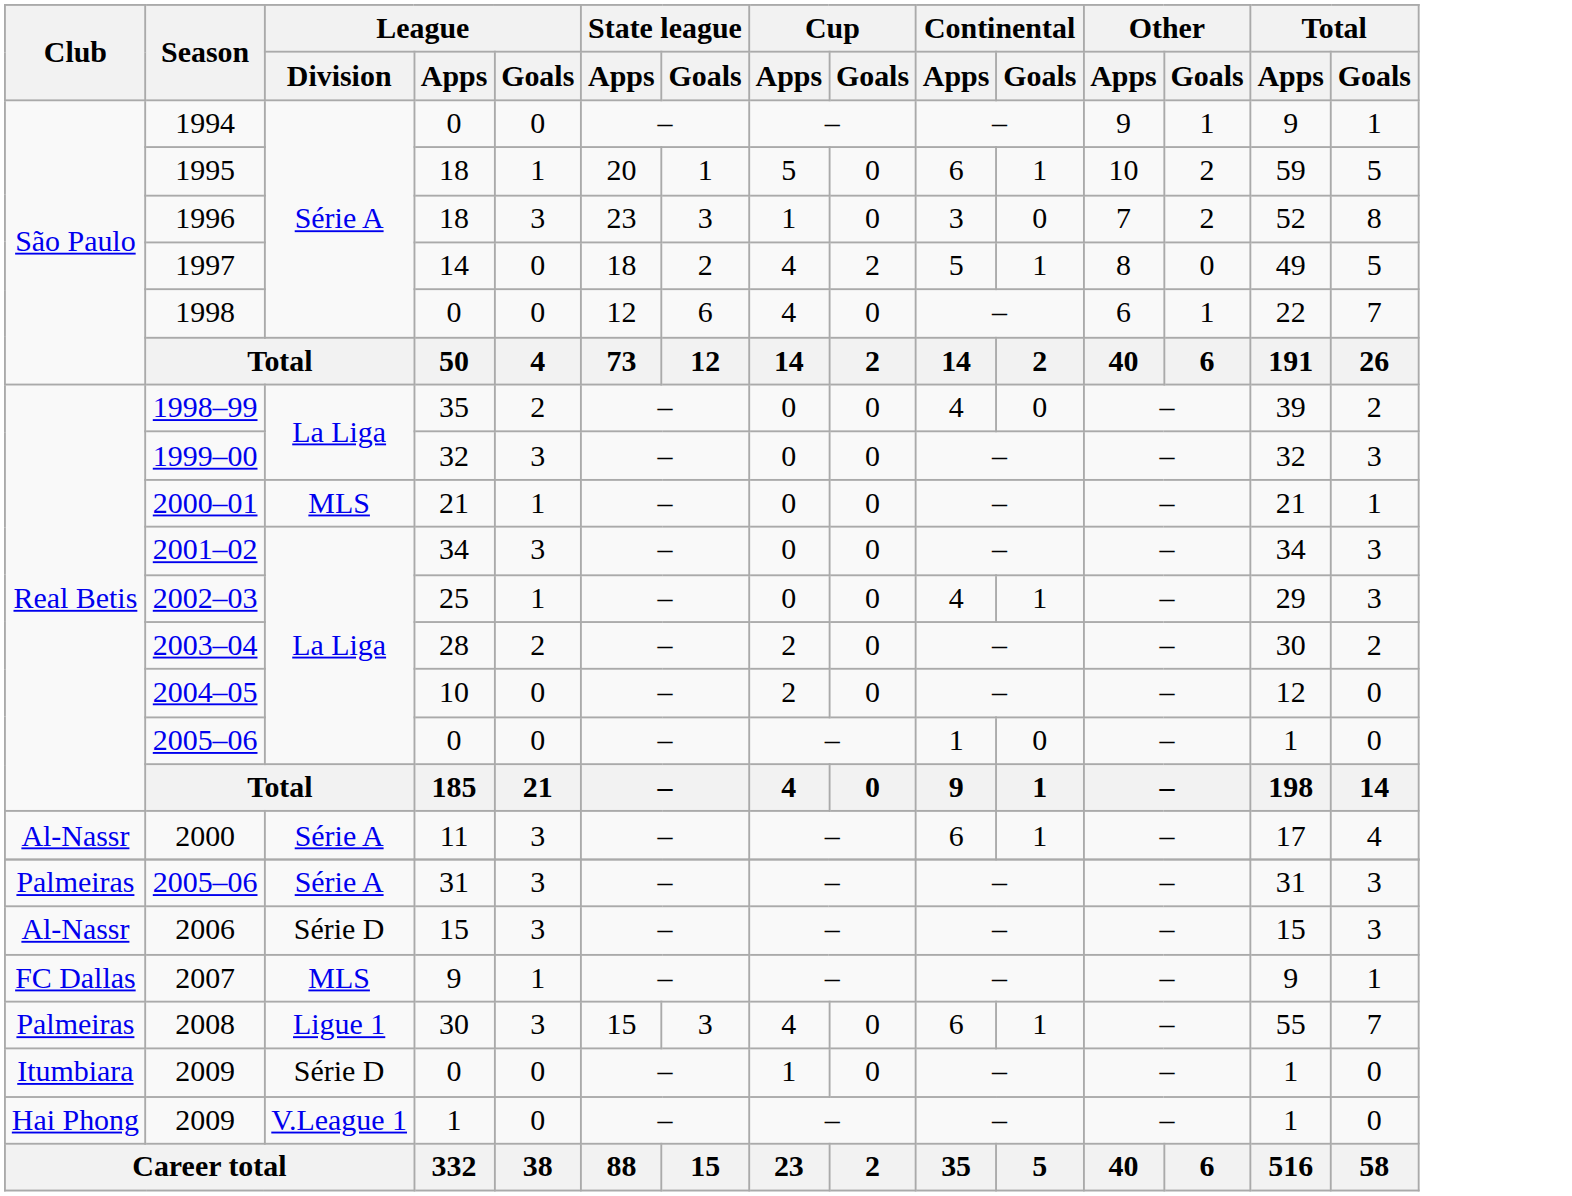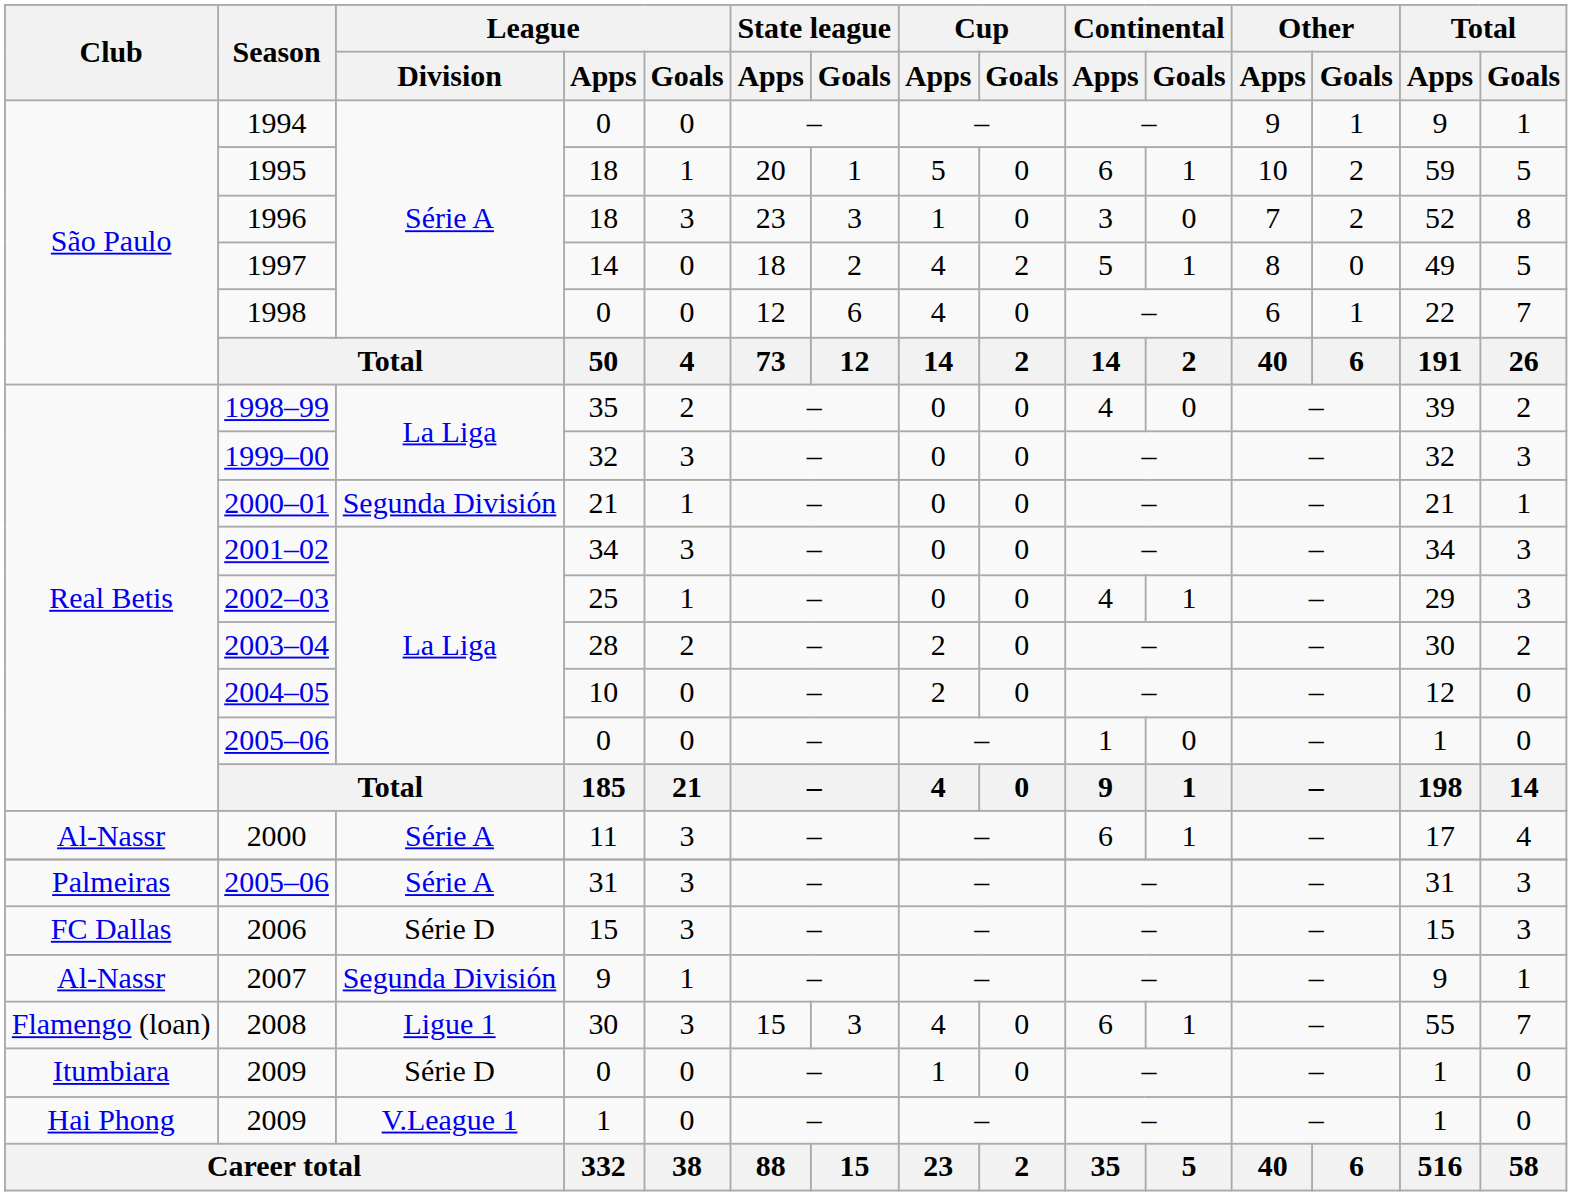(339, 502) MLS -> (450, 502) Segunda División
(75, 929) Al-Nassr -> (111, 929) FC Dallas
(75, 977) FC Dallas -> (111, 977) Al-Nassr
(339, 977) MLS -> (450, 977) Segunda División
(75, 1024) Palmeiras -> (111, 1024) Flamengo (loan)
